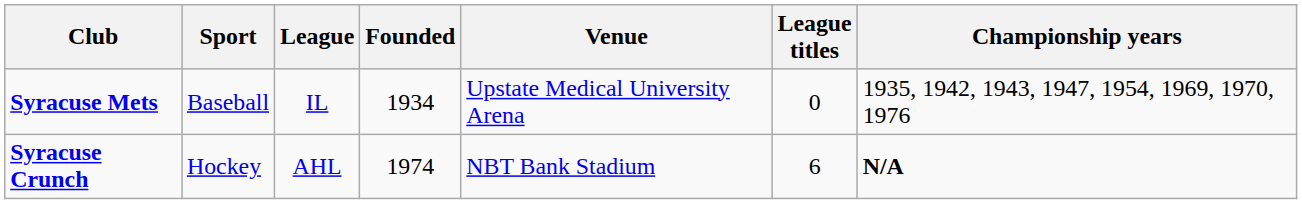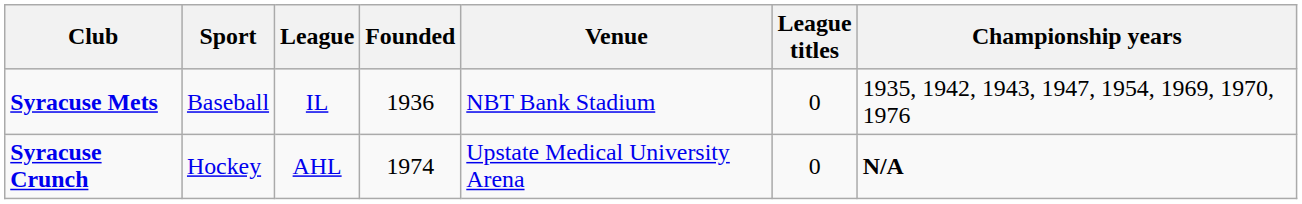(410, 101) 1934 -> (410, 101) 1936
(598, 101) Upstate Medical University Arena -> (561, 101) NBT Bank Stadium
(561, 166) NBT Bank Stadium -> (598, 166) Upstate Medical University Arena
(815, 166) 6 -> (815, 166) 0
